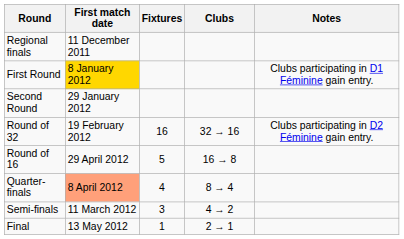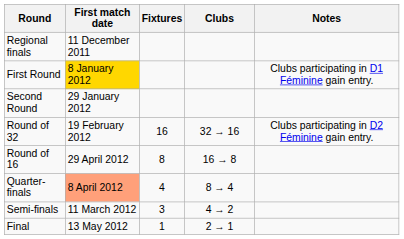(162, 159) 5 -> (162, 159) 8
